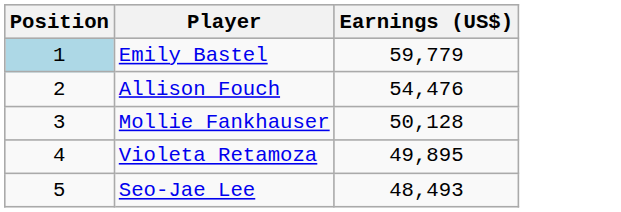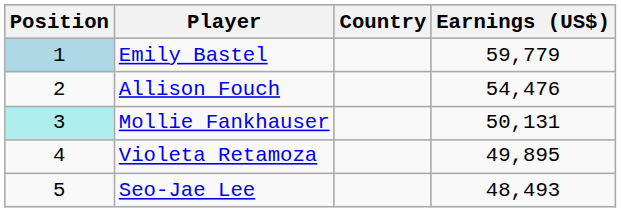+ column: (383, 22)
(59, 123) no background -> (59, 123) paleturquoise background
(426, 123) 50,128 -> (523, 123) 50,131
